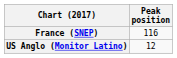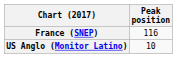(151, 46) 12 -> (151, 46) 10
